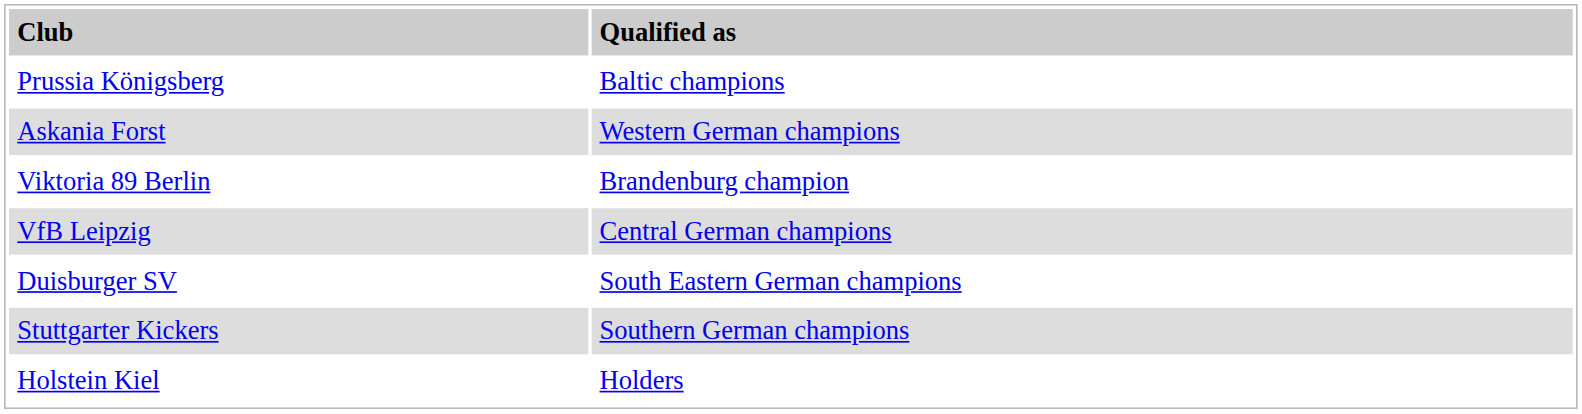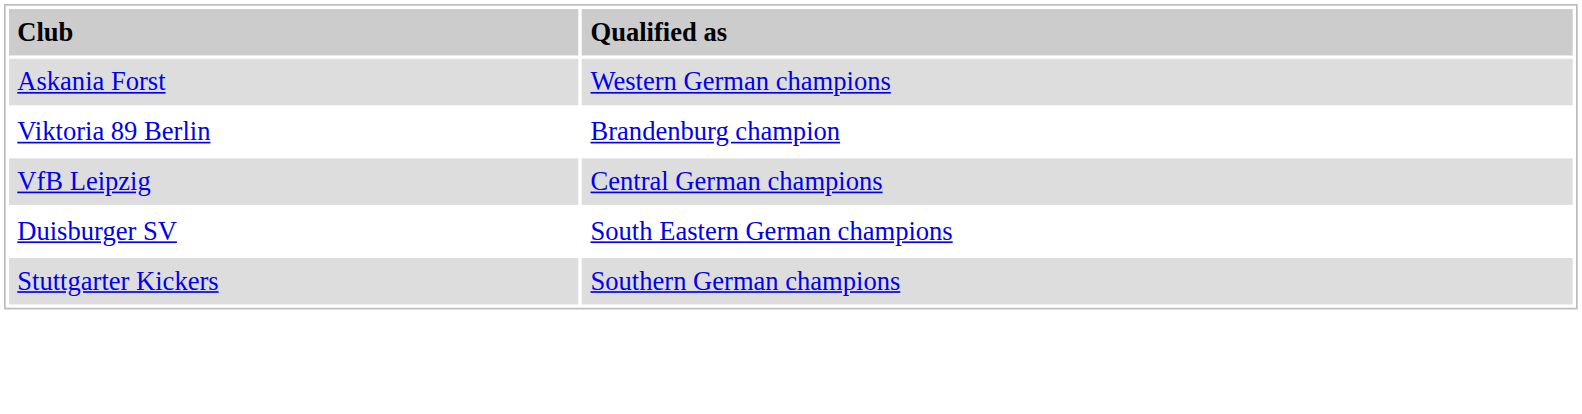- row: (121, 81)
- row: (88, 380)
